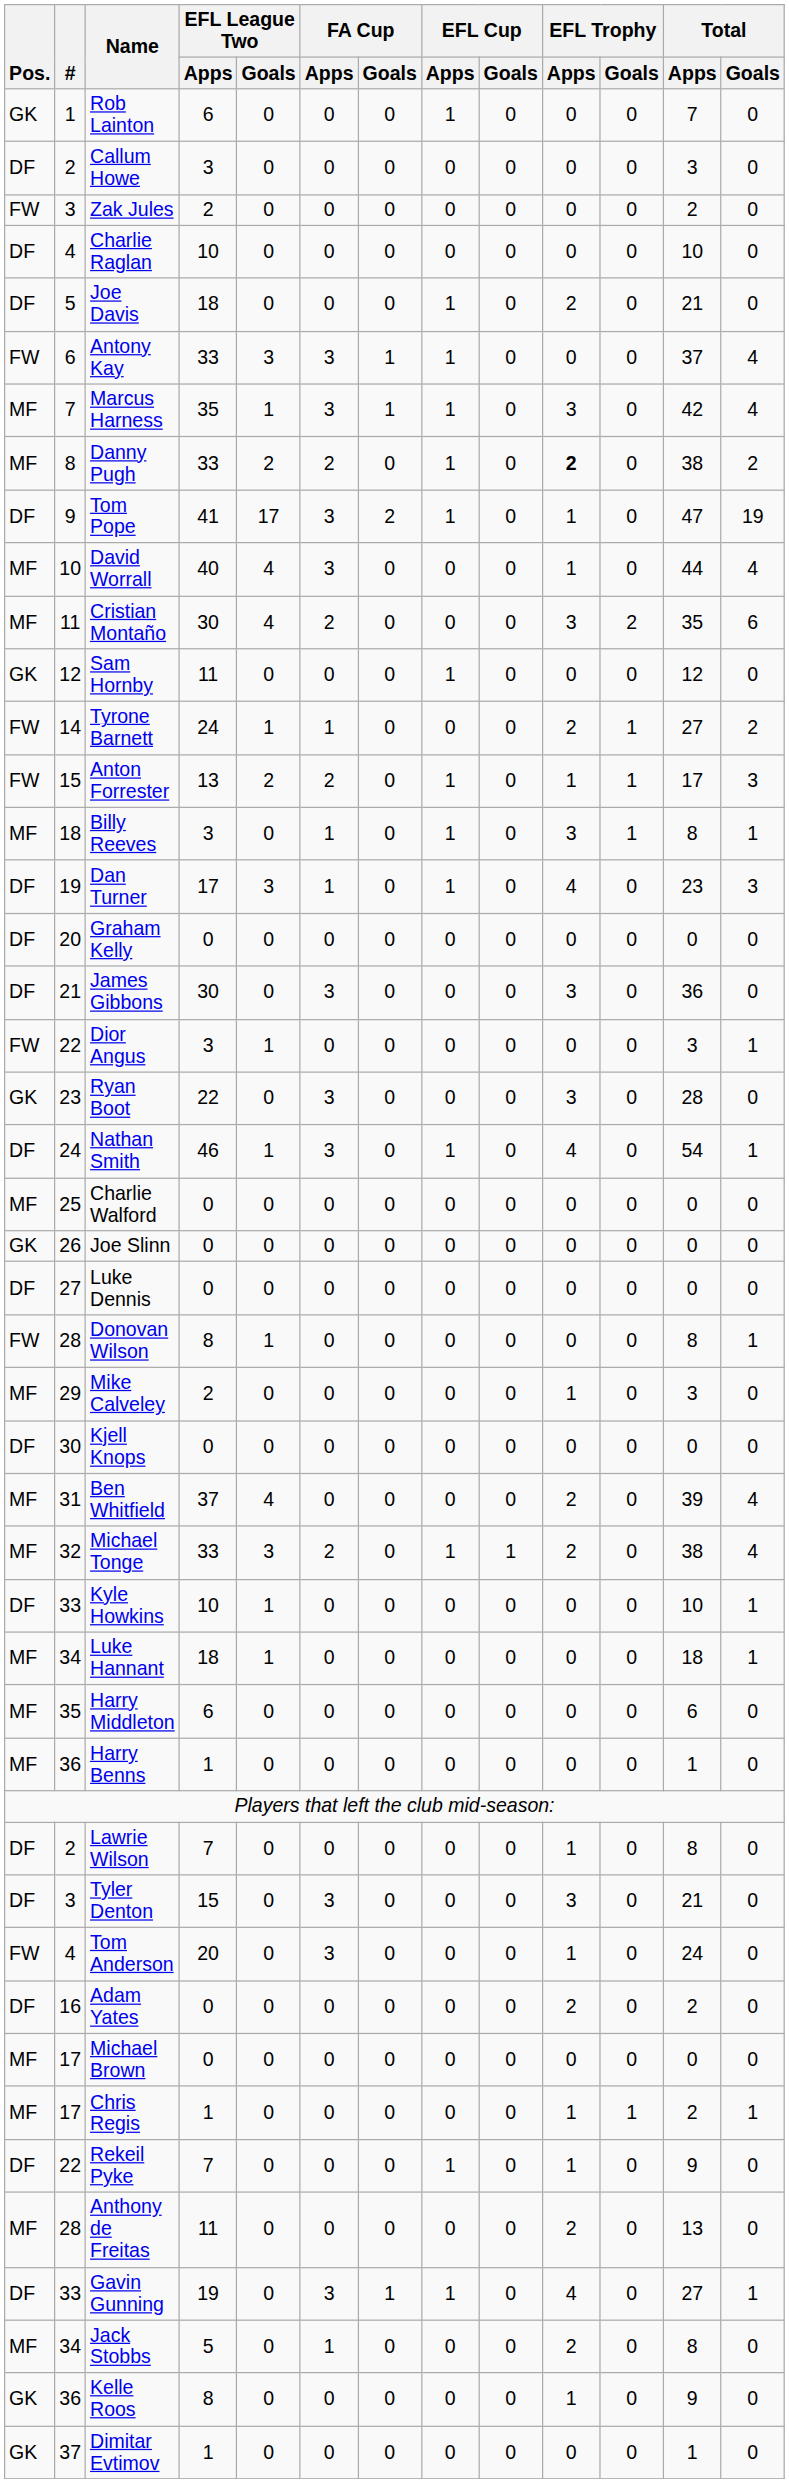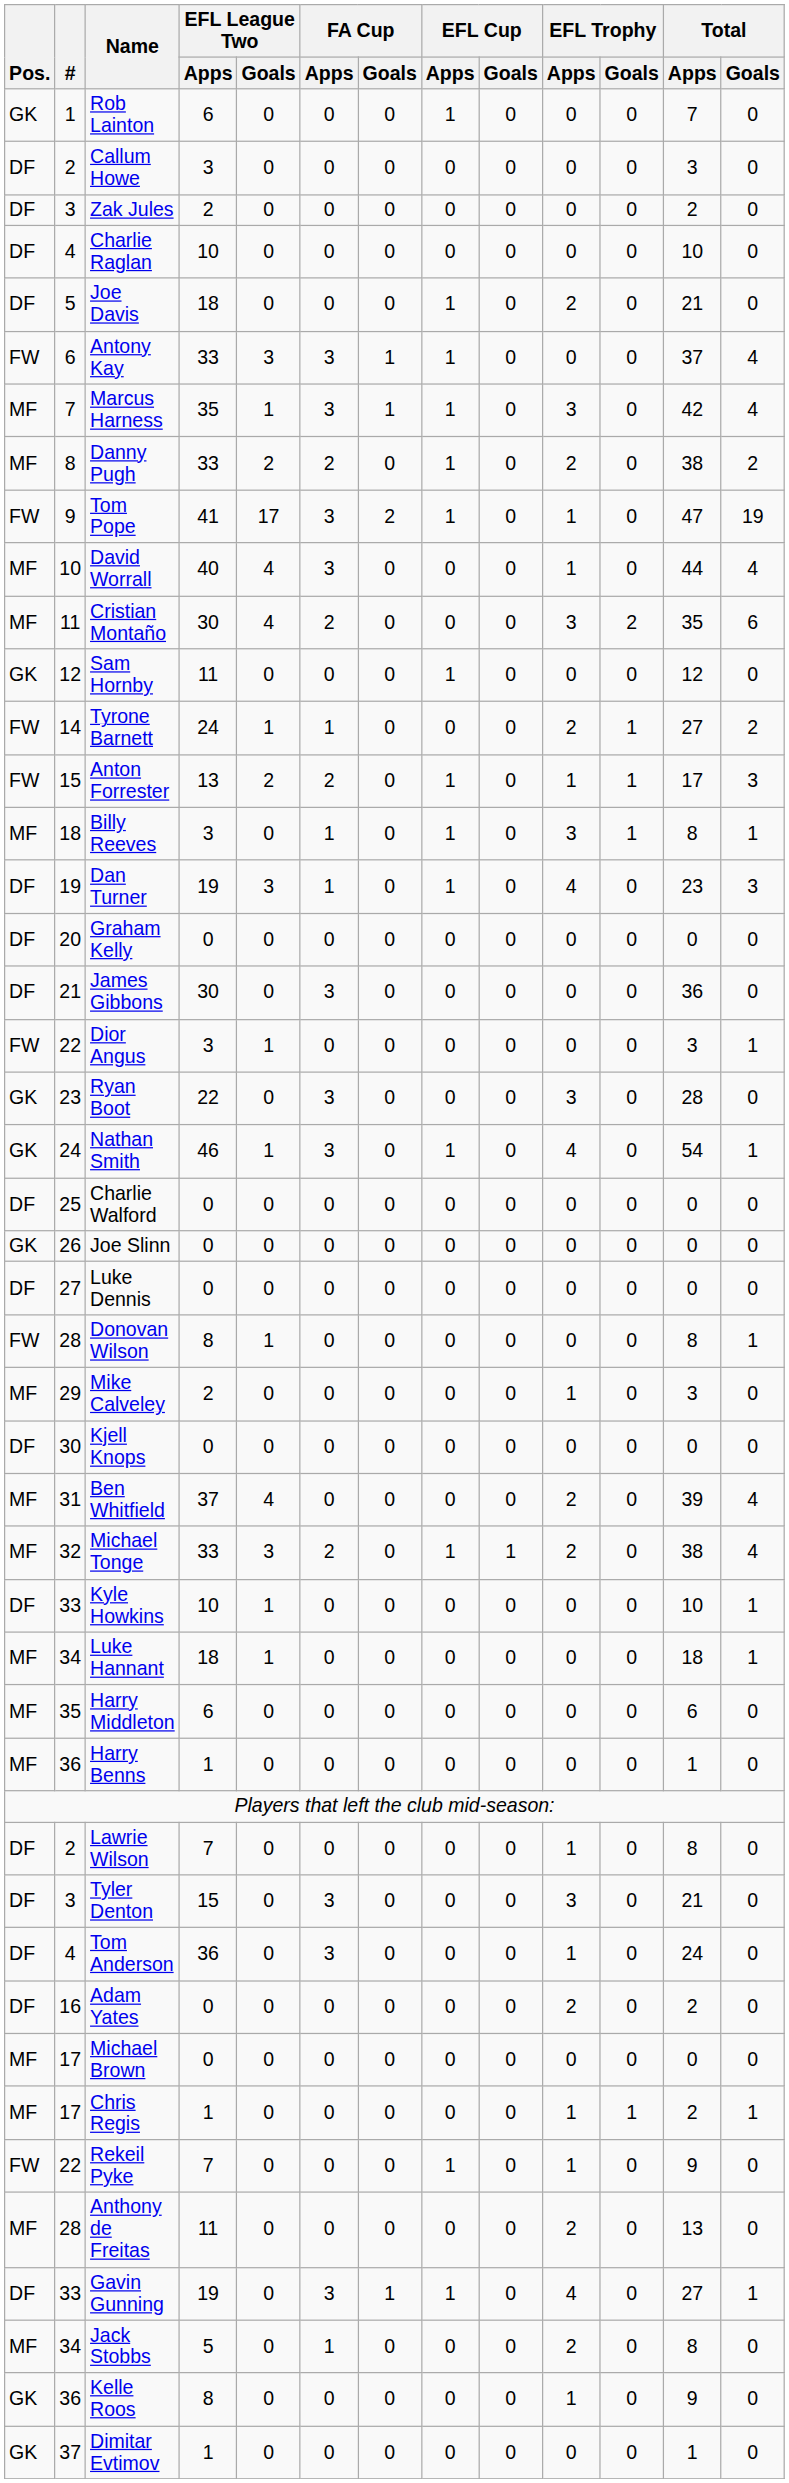(24, 209) FW -> (22, 209) DF
(571, 463) bold -> (571, 463) normal
(22, 516) DF -> (24, 516) FW
(208, 886) 17 -> (208, 886) 19
(571, 992) 3 -> (571, 992) 0
(22, 1151) DF -> (23, 1151) GK
(23, 1204) MF -> (22, 1204) DF
(24, 1953) FW -> (22, 1953) DF
(208, 1953) 20 -> (208, 1953) 36
(22, 2165) DF -> (24, 2165) FW
